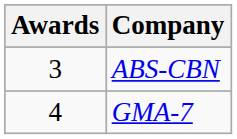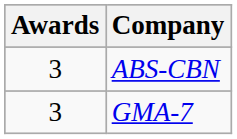(55, 111) 4 -> (55, 111) 3
